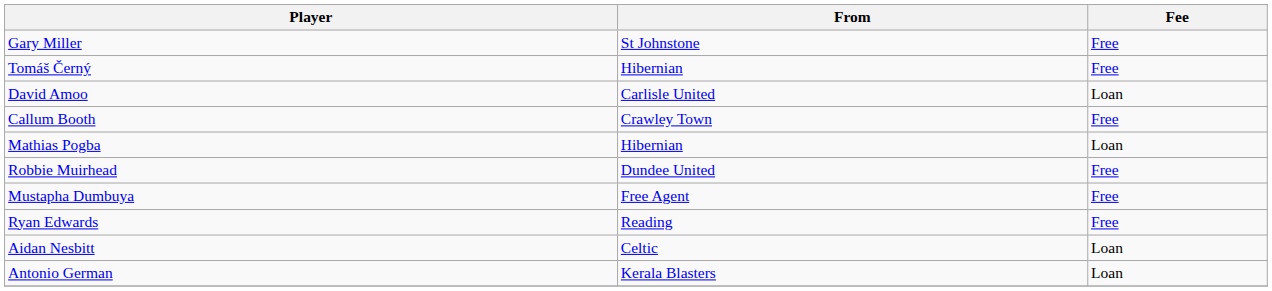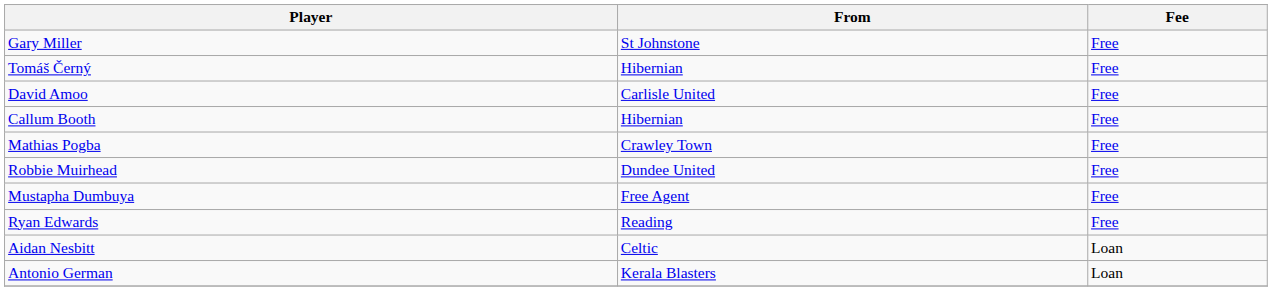(1107, 94) Loan -> (1105, 94) Free
(666, 119) Crawley Town -> (652, 119) Hibernian
(652, 145) Hibernian -> (666, 145) Crawley Town
(1107, 145) Loan -> (1105, 145) Free
